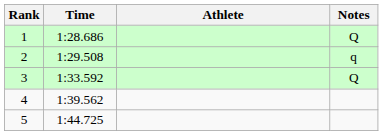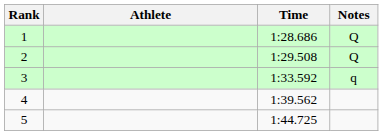columns swapped: (223, 15) <-> (80, 15)
(354, 57) q -> (354, 57) Q
(354, 78) Q -> (354, 78) q
